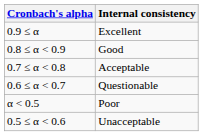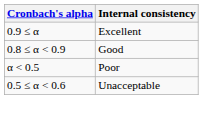- row: (124, 67)
- row: (128, 85)
